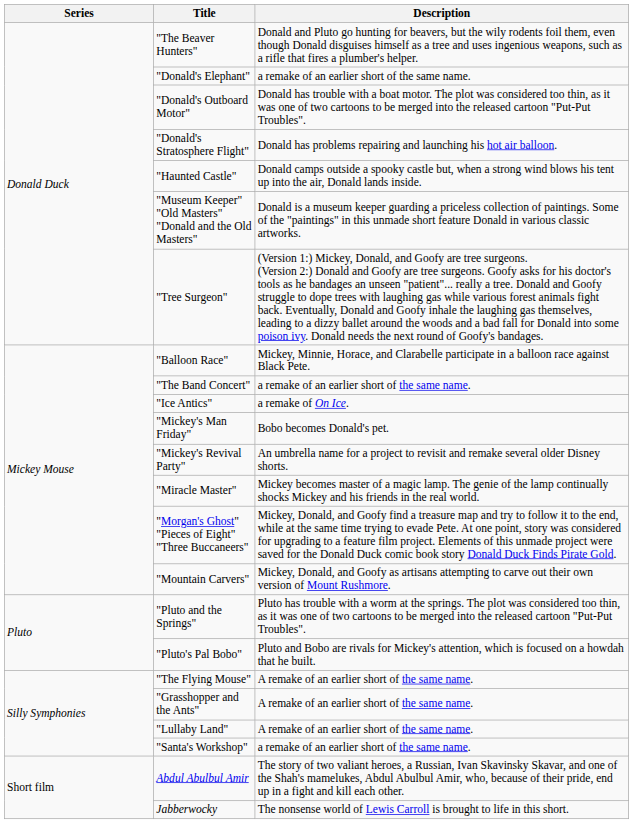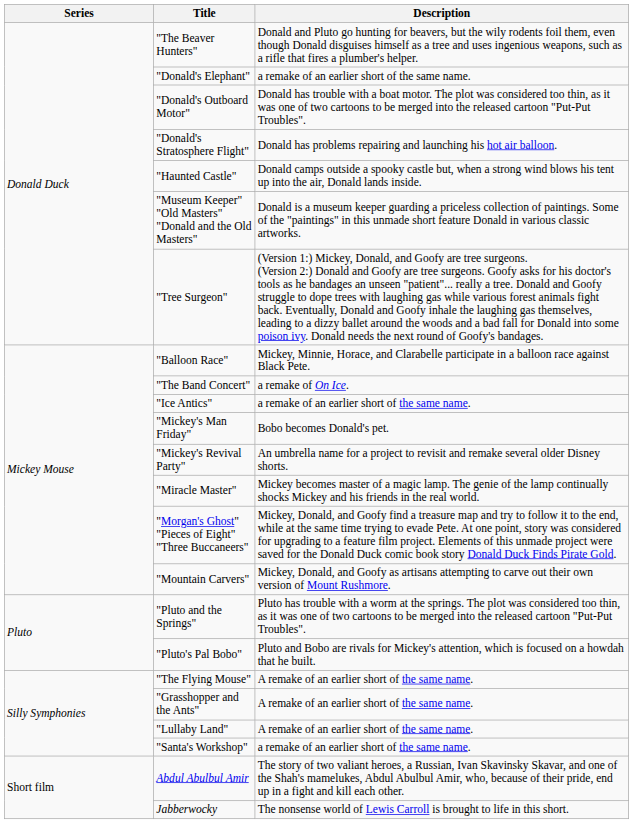(364, 385) a remake of an earlier short of the same name. -> (303, 385) a remake of On Ice.
(303, 403) a remake of On Ice. -> (364, 403) a remake of an earlier short of the same name.
